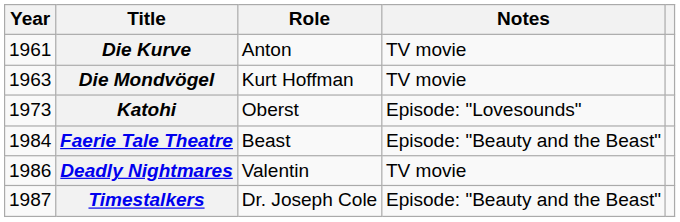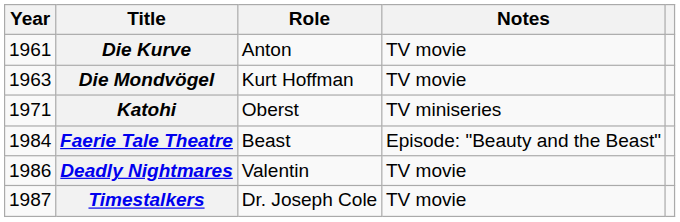(30, 110) 1973 -> (30, 110) 1971
(484, 110) Episode: "Lovesounds" -> (444, 110) TV miniseries
(523, 200) Episode: "Beauty and the Beast" -> (426, 200) TV movie
